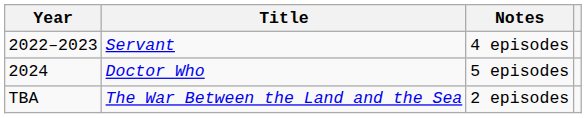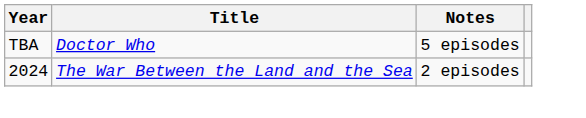- row: (140, 45)
(28, 72) 2024 -> (23, 45) TBA
(23, 99) TBA -> (28, 72) 2024
